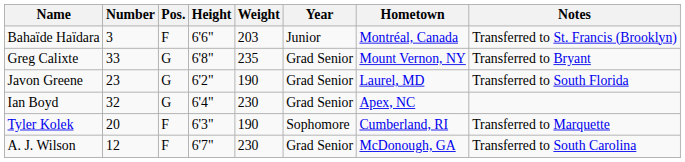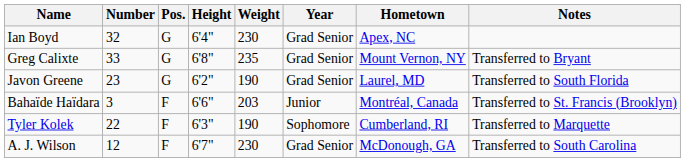rows swapped: (33, 102) <-> (54, 37)
(113, 124) 20 -> (113, 124) 22
